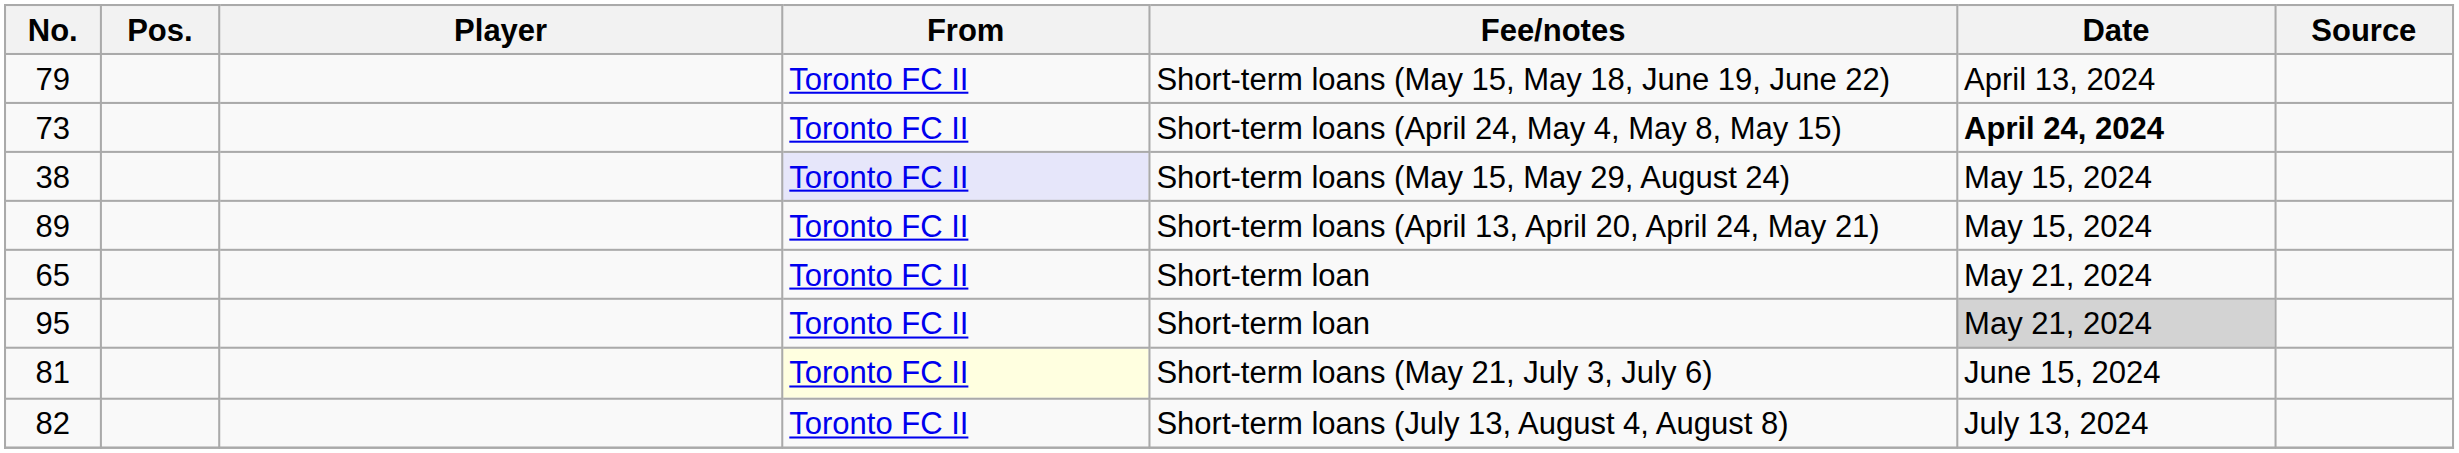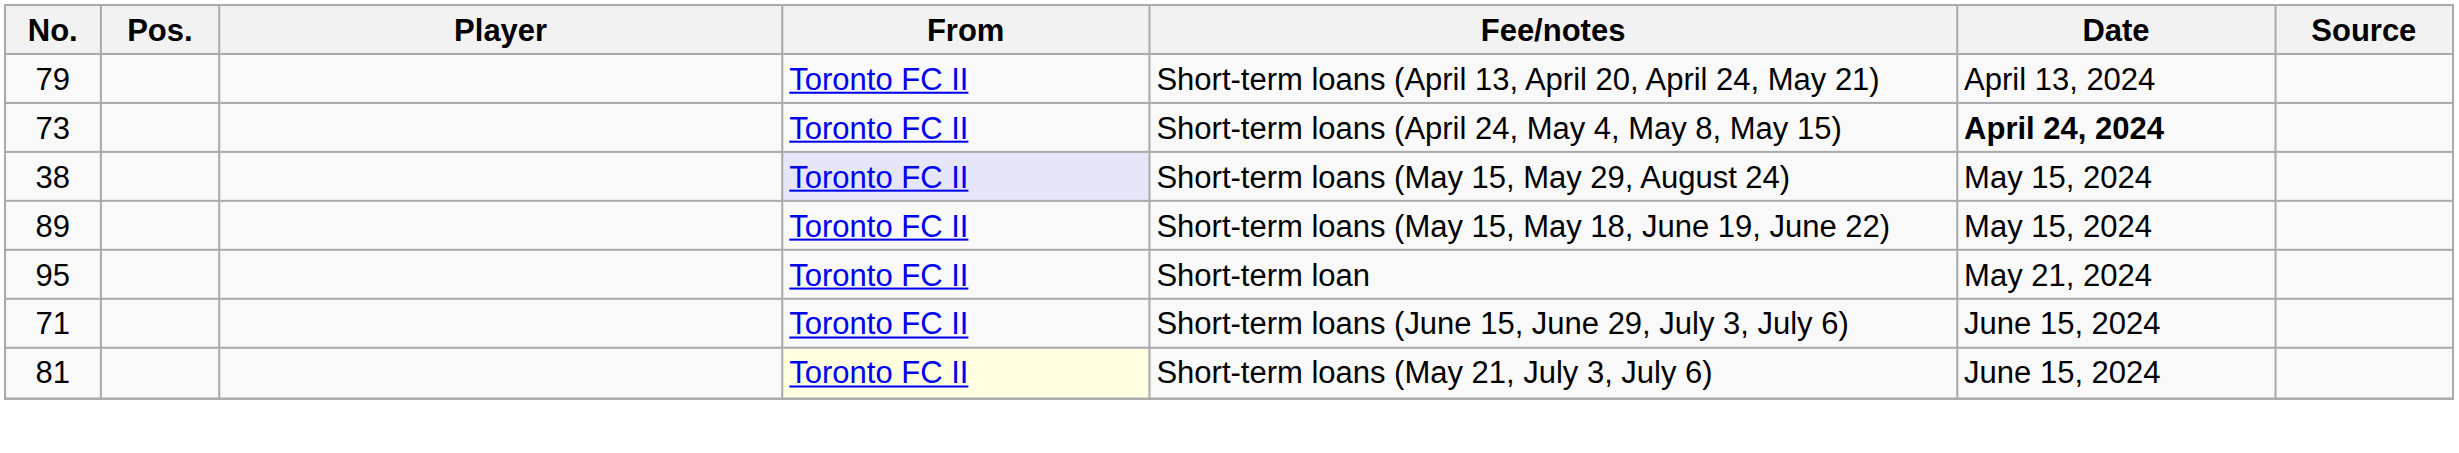(1523, 79) Short-term loans (May 15, May 18, June 19, June 22) -> (1518, 79) Short-term loans (April 13, April 20, April 24, May 21)
(1518, 226) Short-term loans (April 13, April 20, April 24, May 21) -> (1523, 226) Short-term loans (May 15, May 18, June 19, June 22)
- row: (53, 275)
(2058, 324) lightgrey background -> (2058, 275) no background
+ row: (53, 324)
- row: (53, 422)
